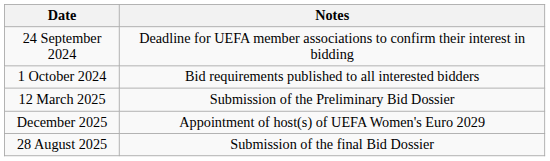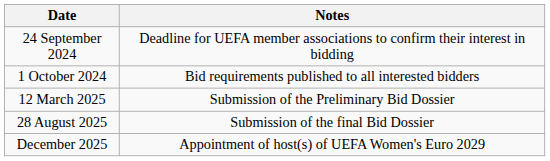rows swapped: (62, 144) <-> (62, 122)
